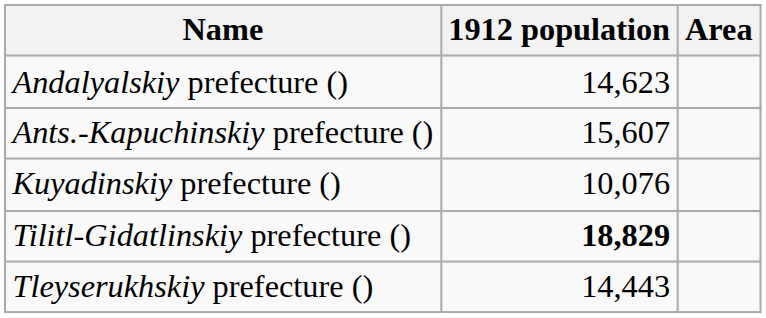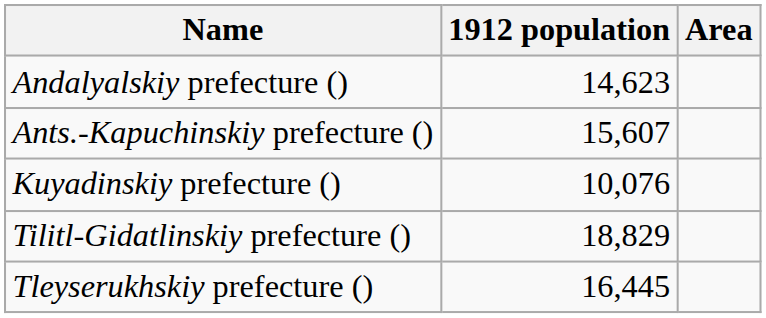(626, 235) bold -> (626, 235) normal
(626, 286) 14,443 -> (626, 286) 16,445
